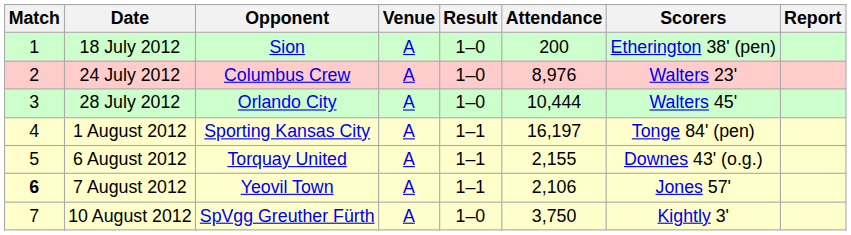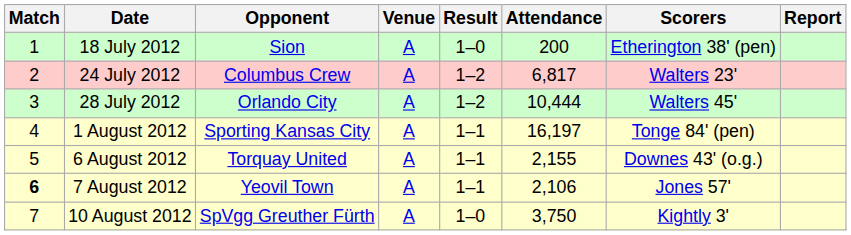(470, 74) 1–0 -> (470, 74) 1–2
(554, 74) 8,976 -> (554, 74) 6,817
(470, 103) 1–0 -> (470, 103) 1–2
